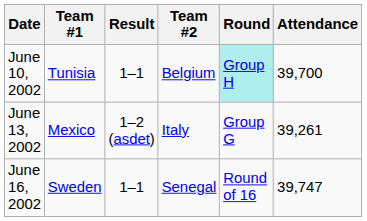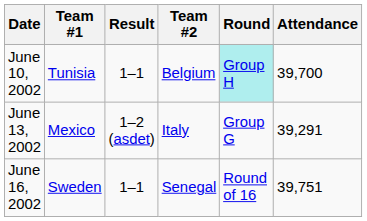(300, 130) 39,261 -> (300, 130) 39,291
(300, 187) 39,747 -> (300, 187) 39,751
